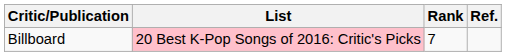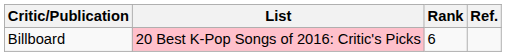(432, 39) 7 -> (432, 39) 6
